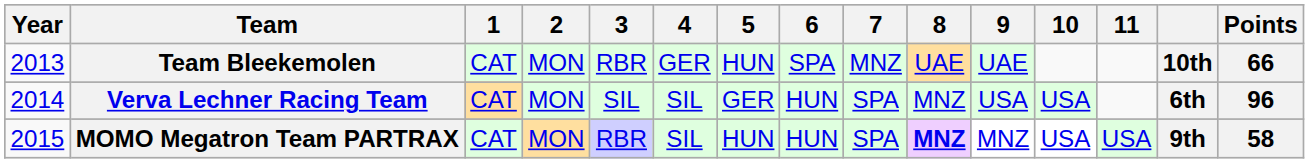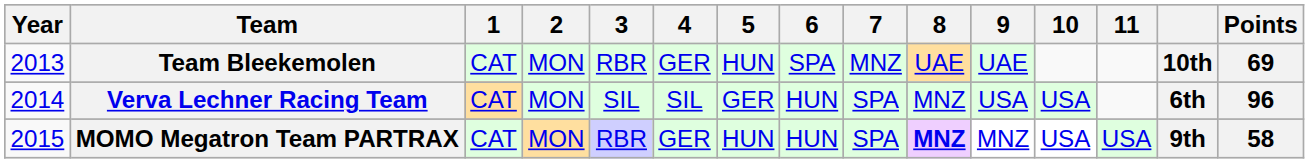(1261, 63) 66 -> (1261, 63) 69
(684, 139) SIL -> (685, 139) GER
